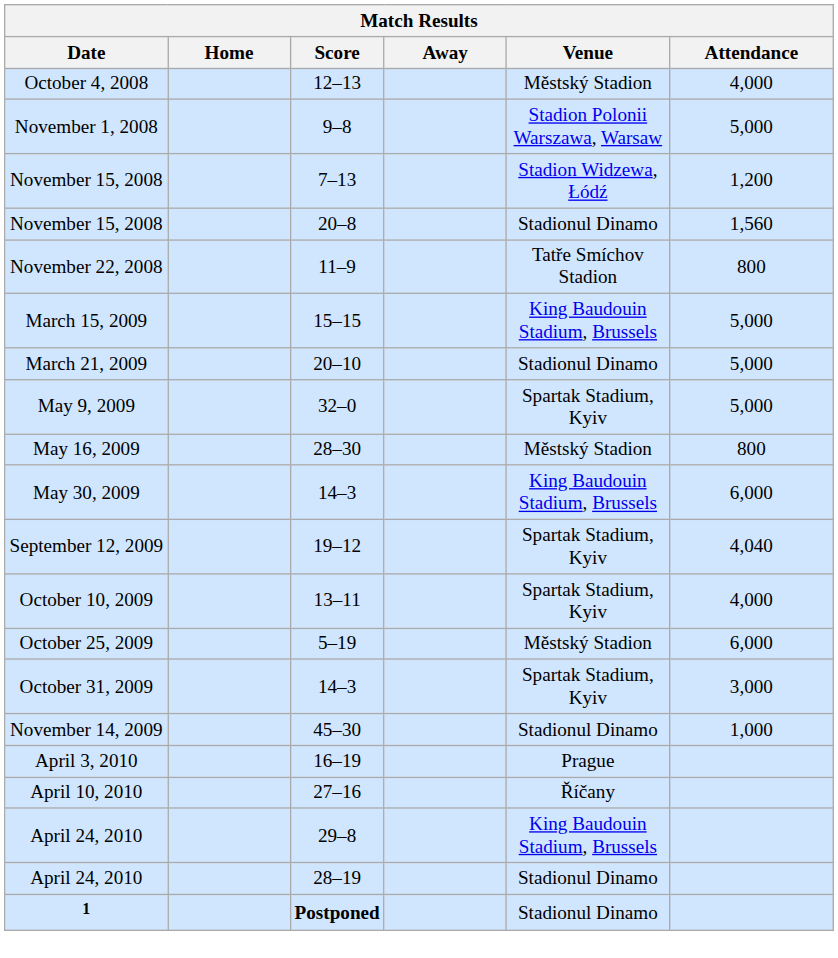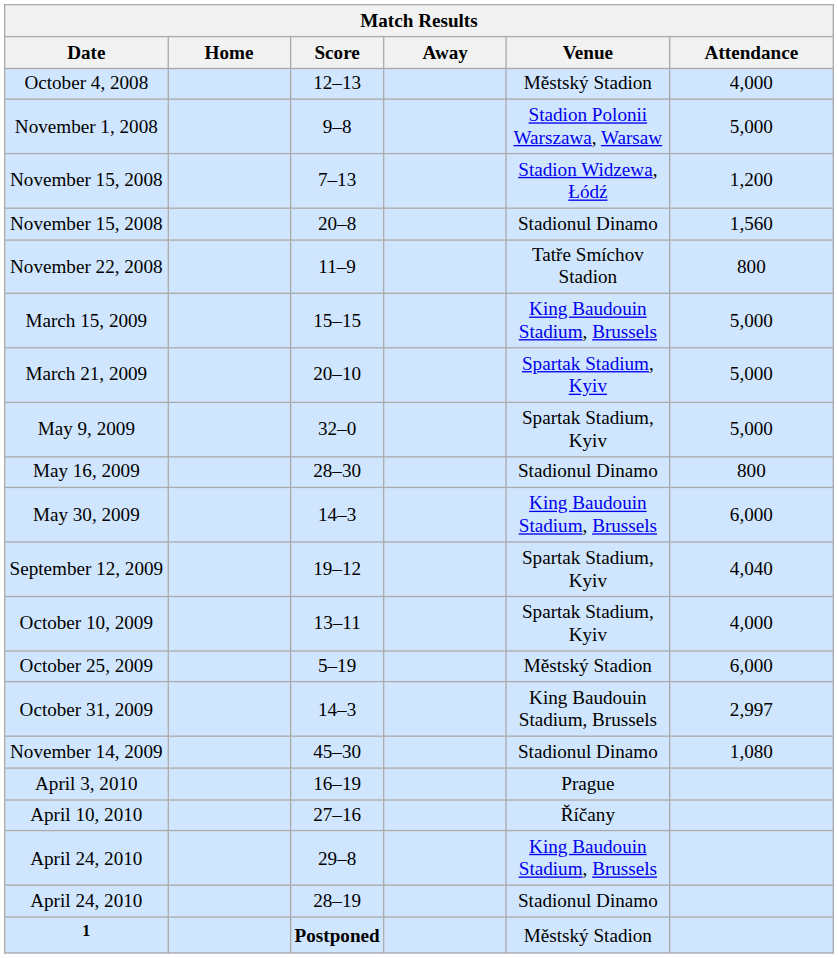(588, 363) Stadionul Dinamo -> (588, 375) Spartak Stadium, Kyiv
(588, 449) Městský Stadion -> (588, 472) Stadionul Dinamo
(588, 686) Spartak Stadium, Kyiv -> (588, 709) King Baudouin Stadium, Brussels
(751, 686) 3,000 -> (751, 709) 2,997
(751, 729) 1,000 -> (751, 752) 1,080
(588, 912) Stadionul Dinamo -> (588, 935) Městský Stadion
